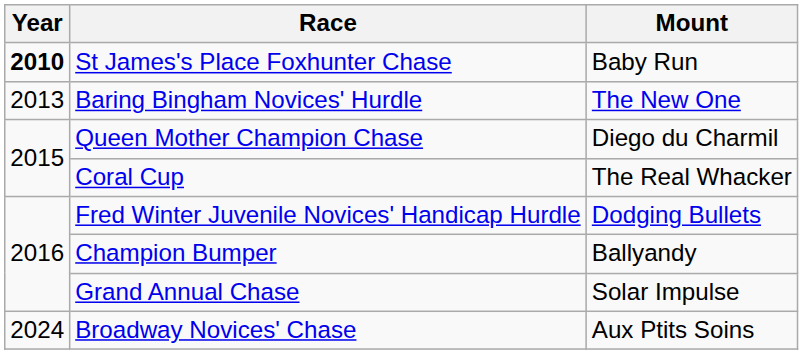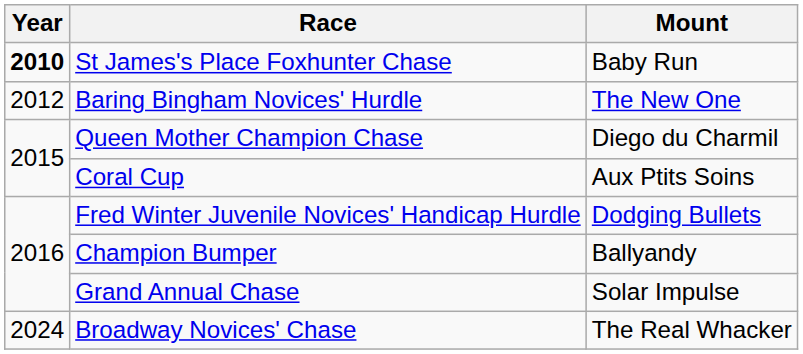(37, 100) 2013 -> (37, 100) 2012
(692, 176) The Real Whacker -> (673, 176) Aux Ptits Soins
(673, 330) Aux Ptits Soins -> (692, 330) The Real Whacker
